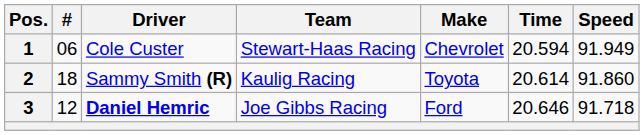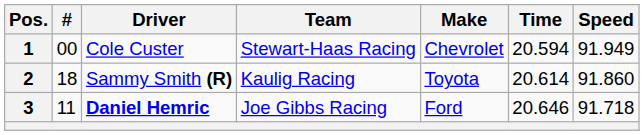(67, 49) 06 -> (67, 49) 00
(67, 108) 12 -> (66, 108) 11
